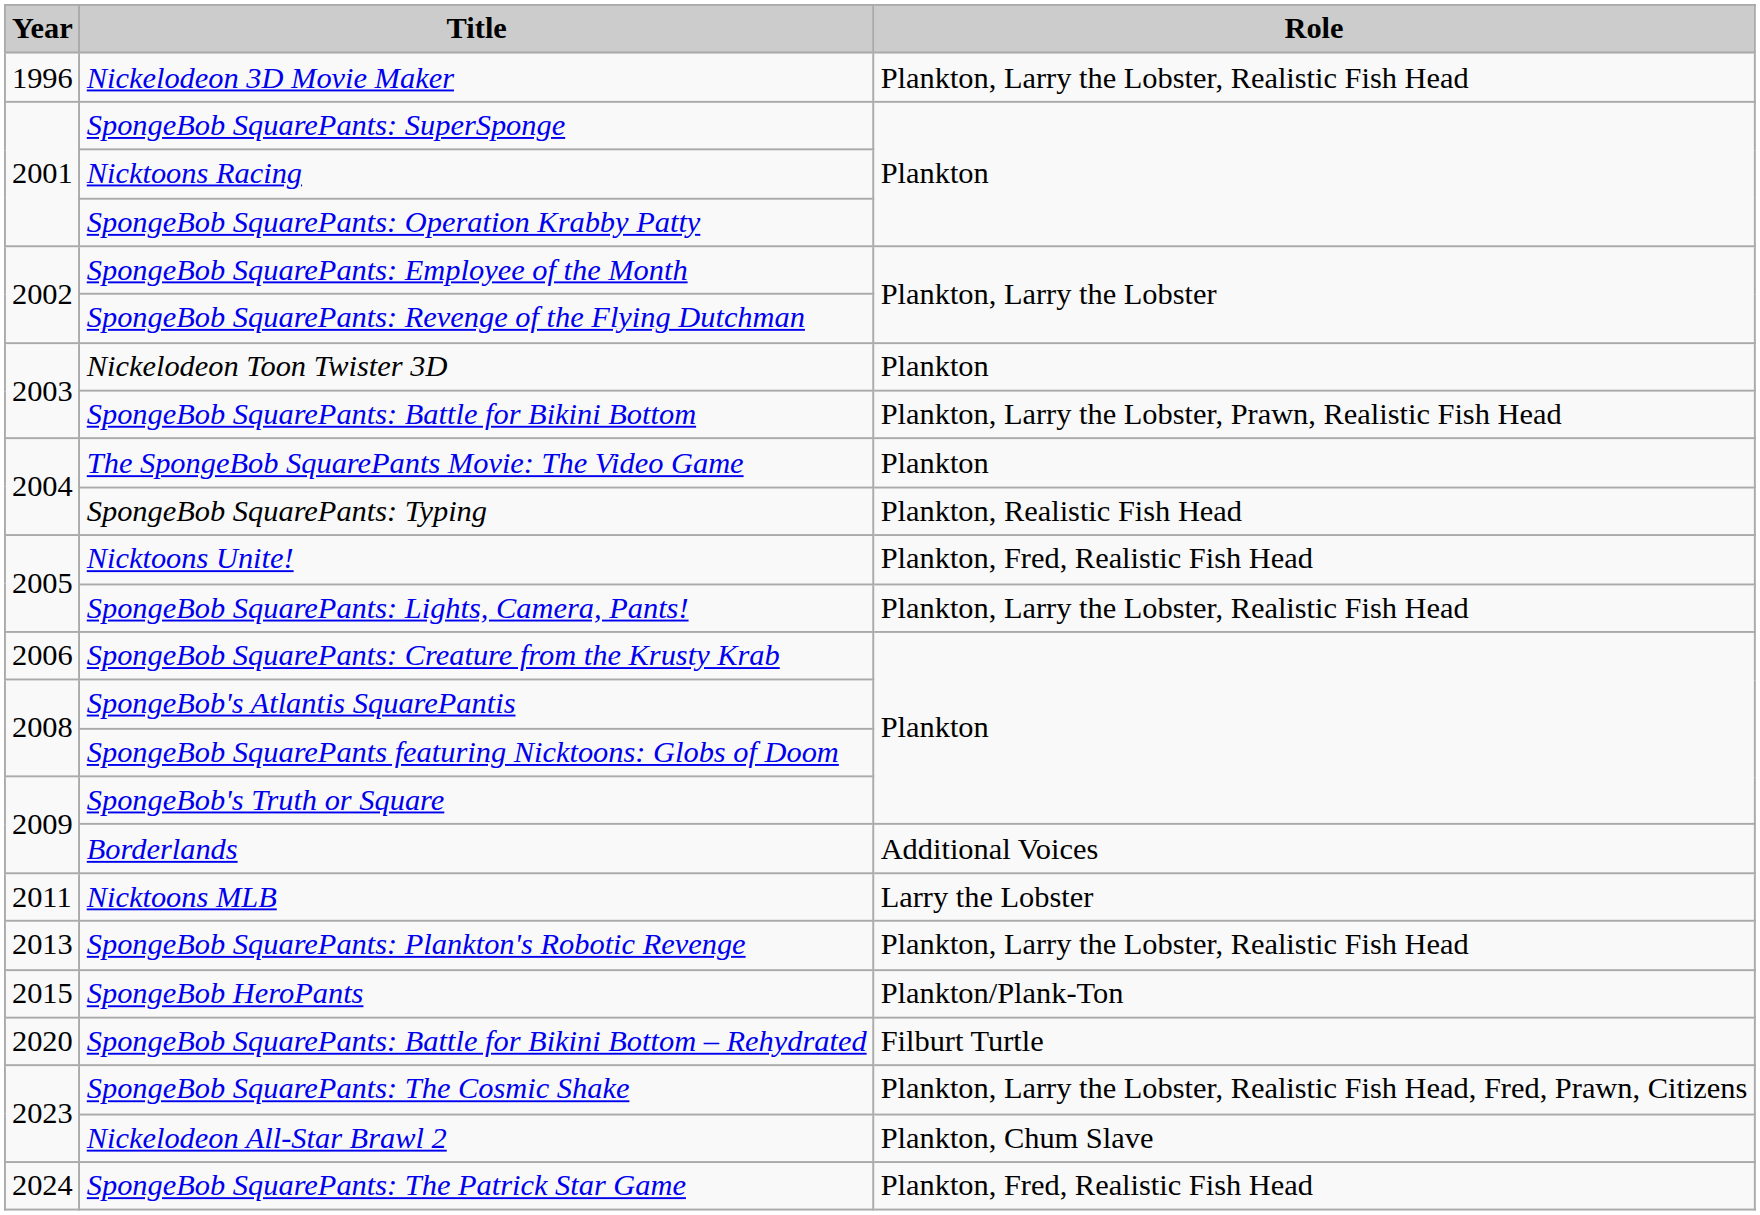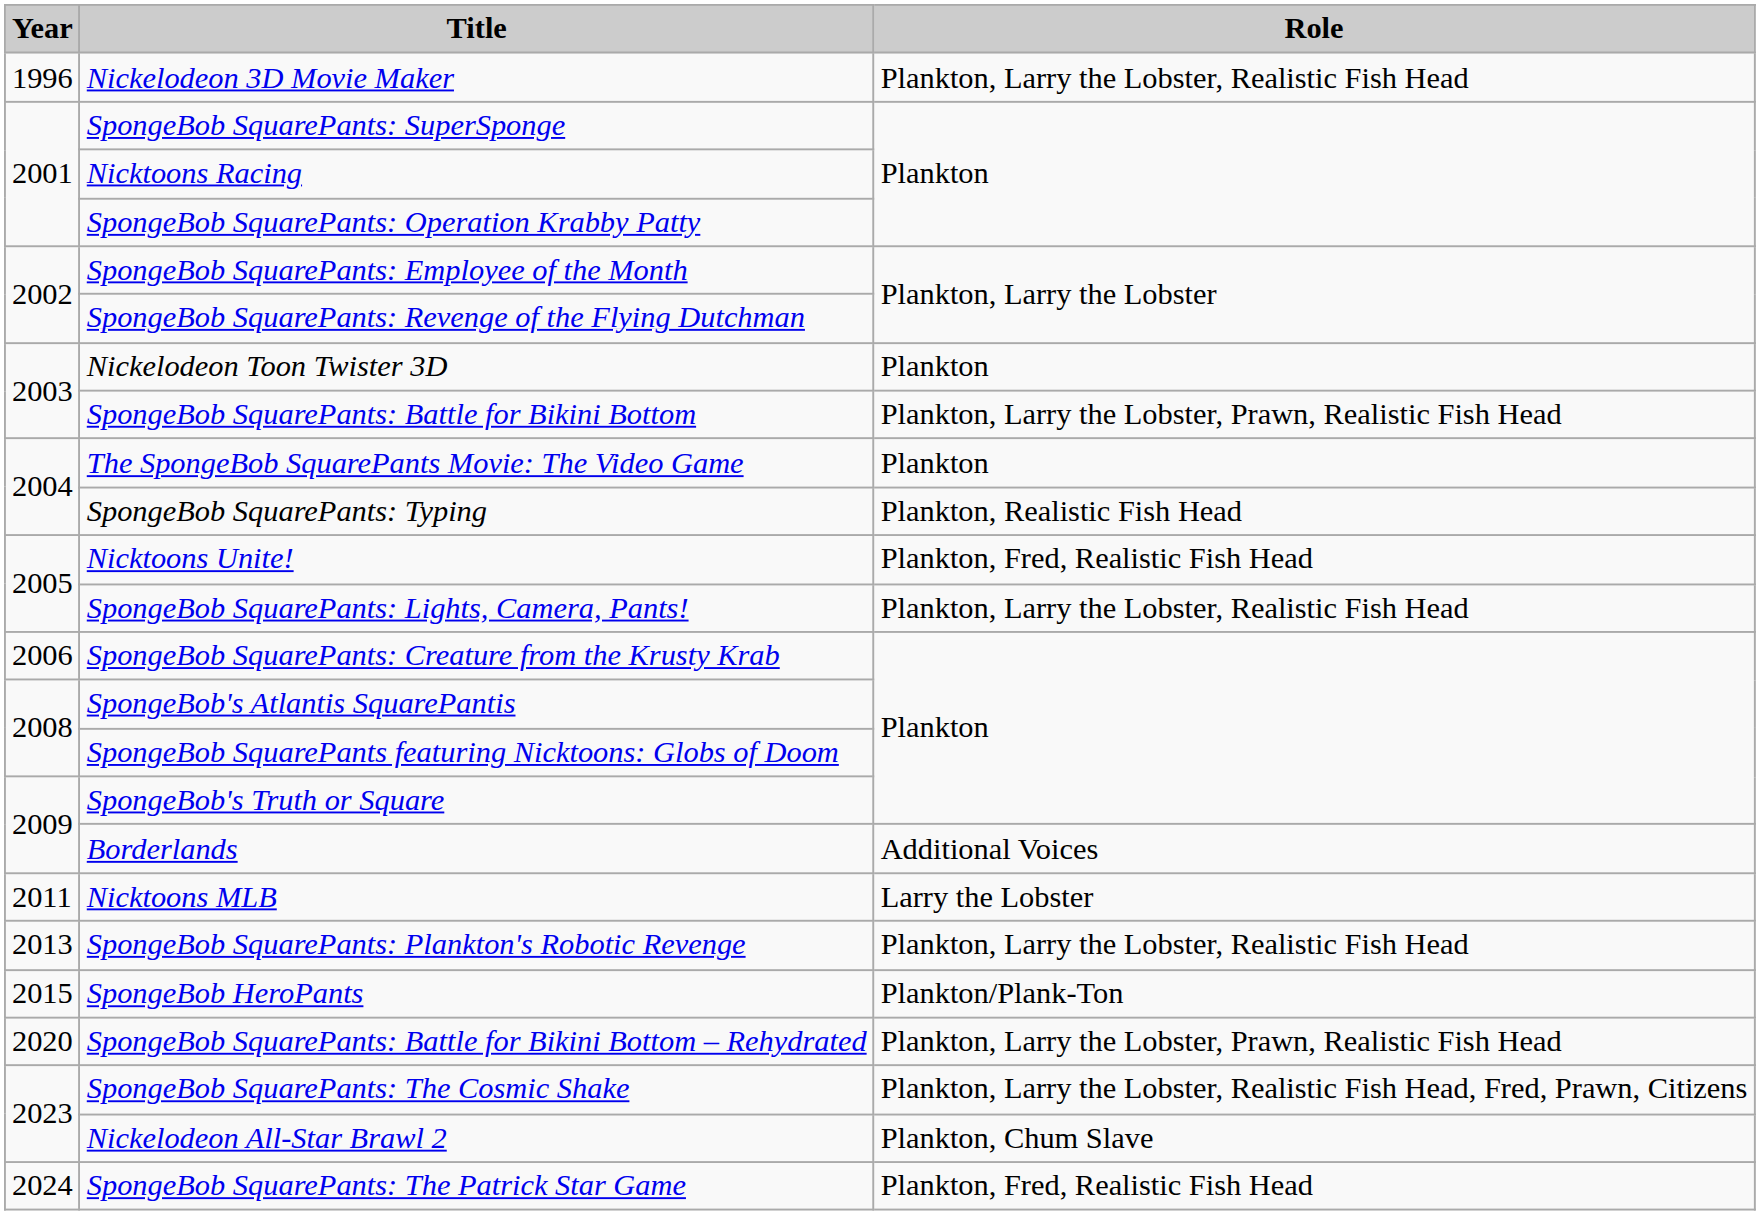(962, 1041) Filburt Turtle -> (1221, 1041) Plankton, Larry the Lobster, Prawn, Realistic Fish Head
